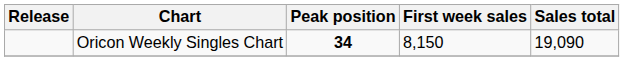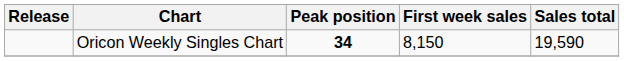(559, 42) 19,090 -> (559, 42) 19,590
